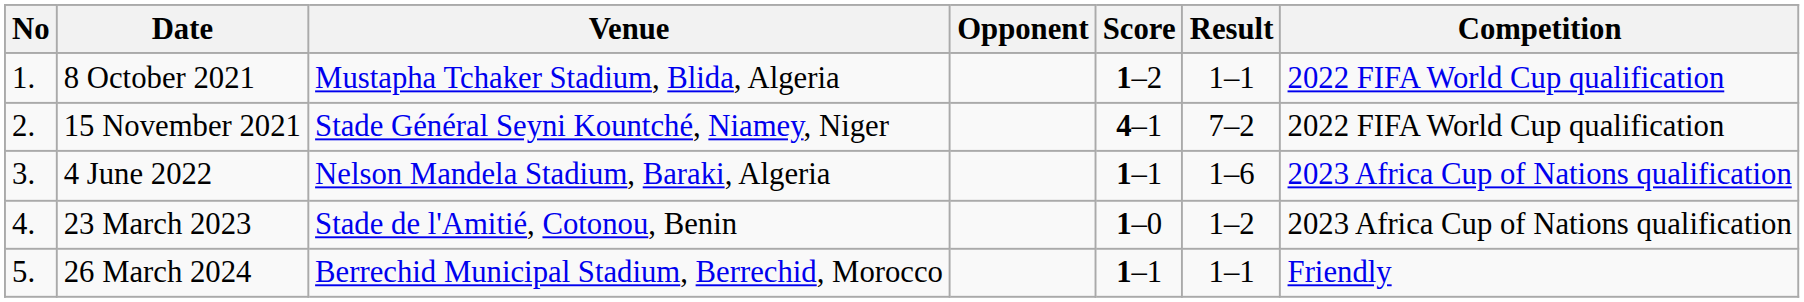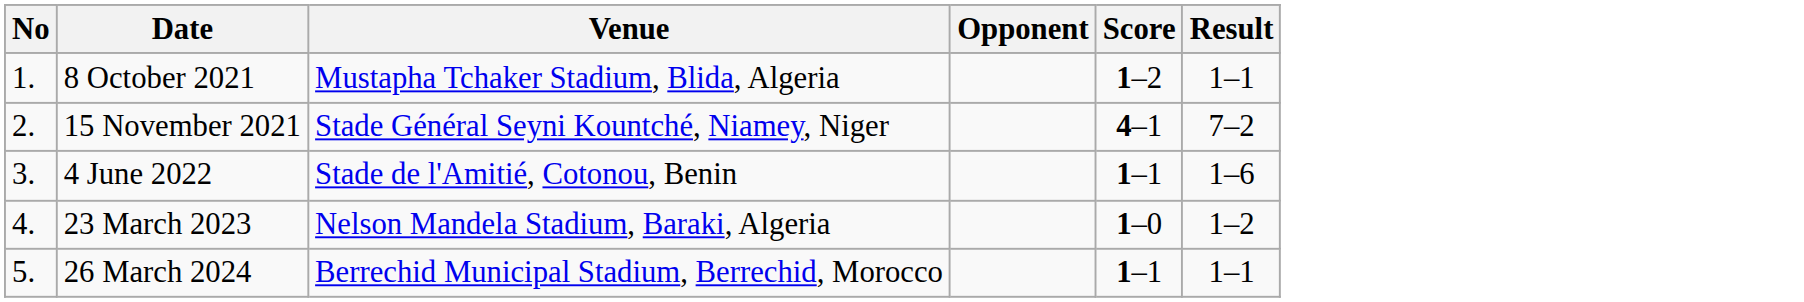- column: (1540, 28)
(573, 175) Nelson Mandela Stadium, Baraki, Algeria -> (526, 175) Stade de l'Amitié, Cotonou, Benin
(526, 223) Stade de l'Amitié, Cotonou, Benin -> (573, 223) Nelson Mandela Stadium, Baraki, Algeria
